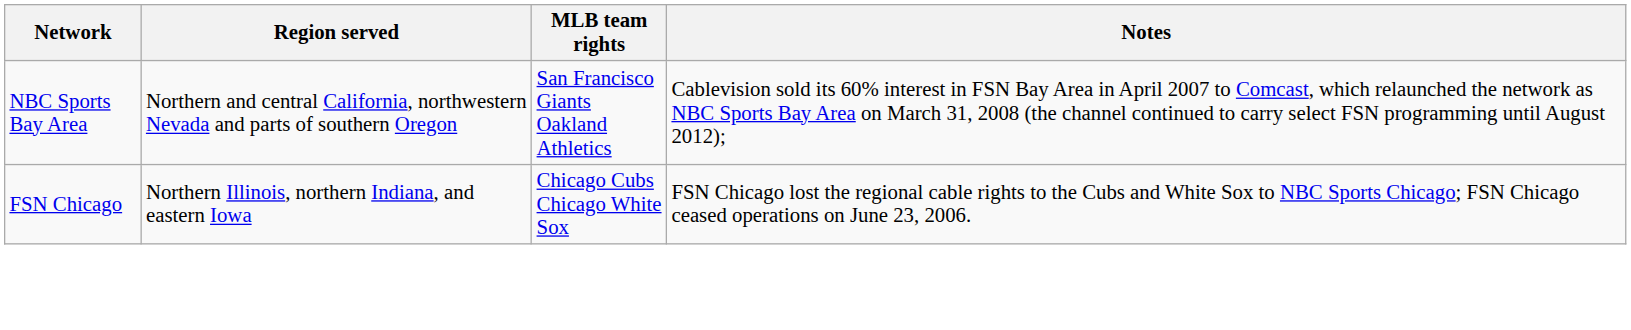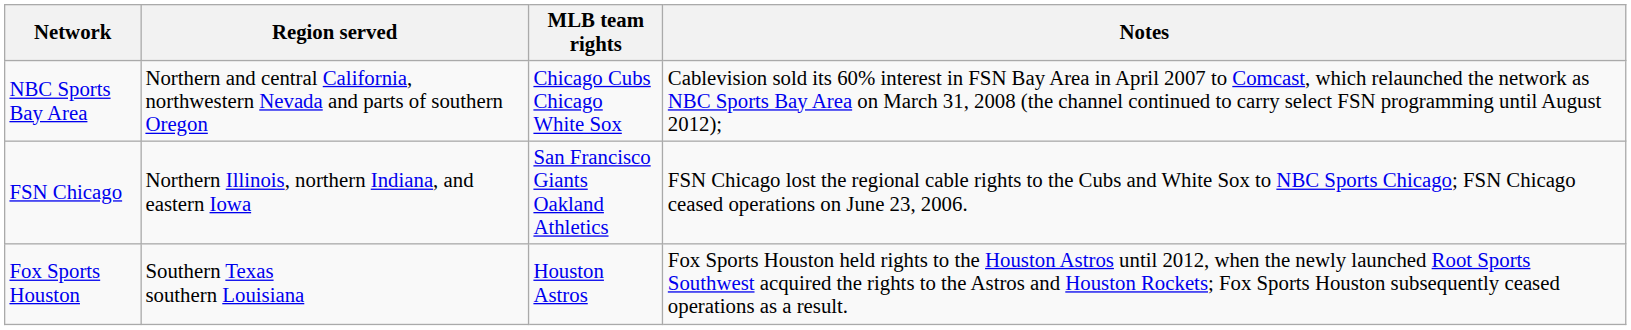(595, 112) San Francisco Giants Oakland Athletics -> (592, 100) Chicago Cubs Chicago White Sox
(599, 203) Chicago Cubs Chicago White Sox -> (592, 192) San Francisco Giants Oakland Athletics
+ row: (55, 283)
